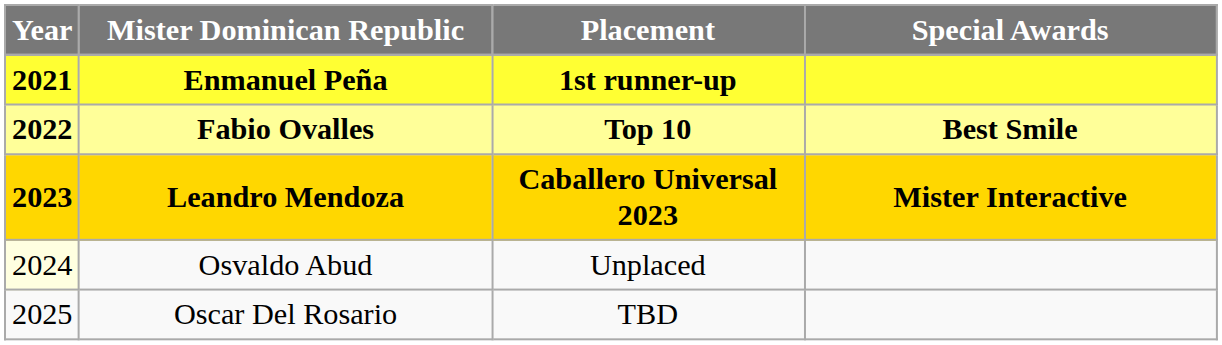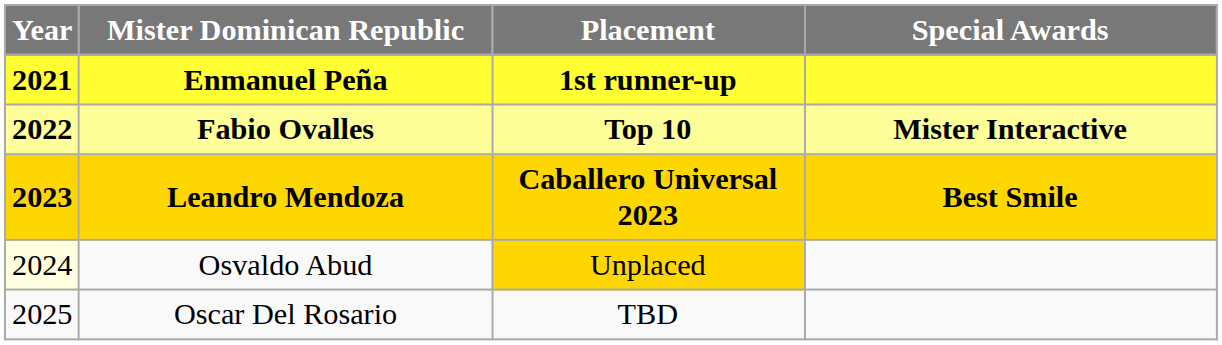(1010, 129) Best Smile -> (1010, 129) Mister Interactive
(1010, 197) Mister Interactive -> (1010, 197) Best Smile
(648, 264) no background -> (648, 264) gold background
